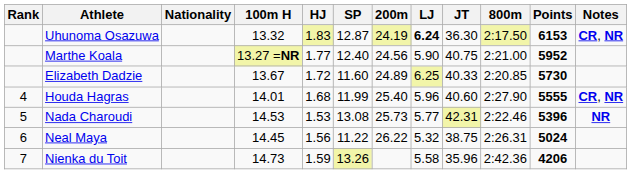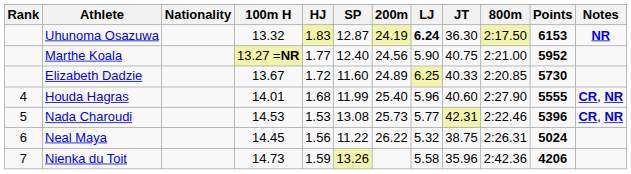(601, 35) CR, NR -> (601, 35) NR
(601, 117) NR -> (601, 117) CR, NR
